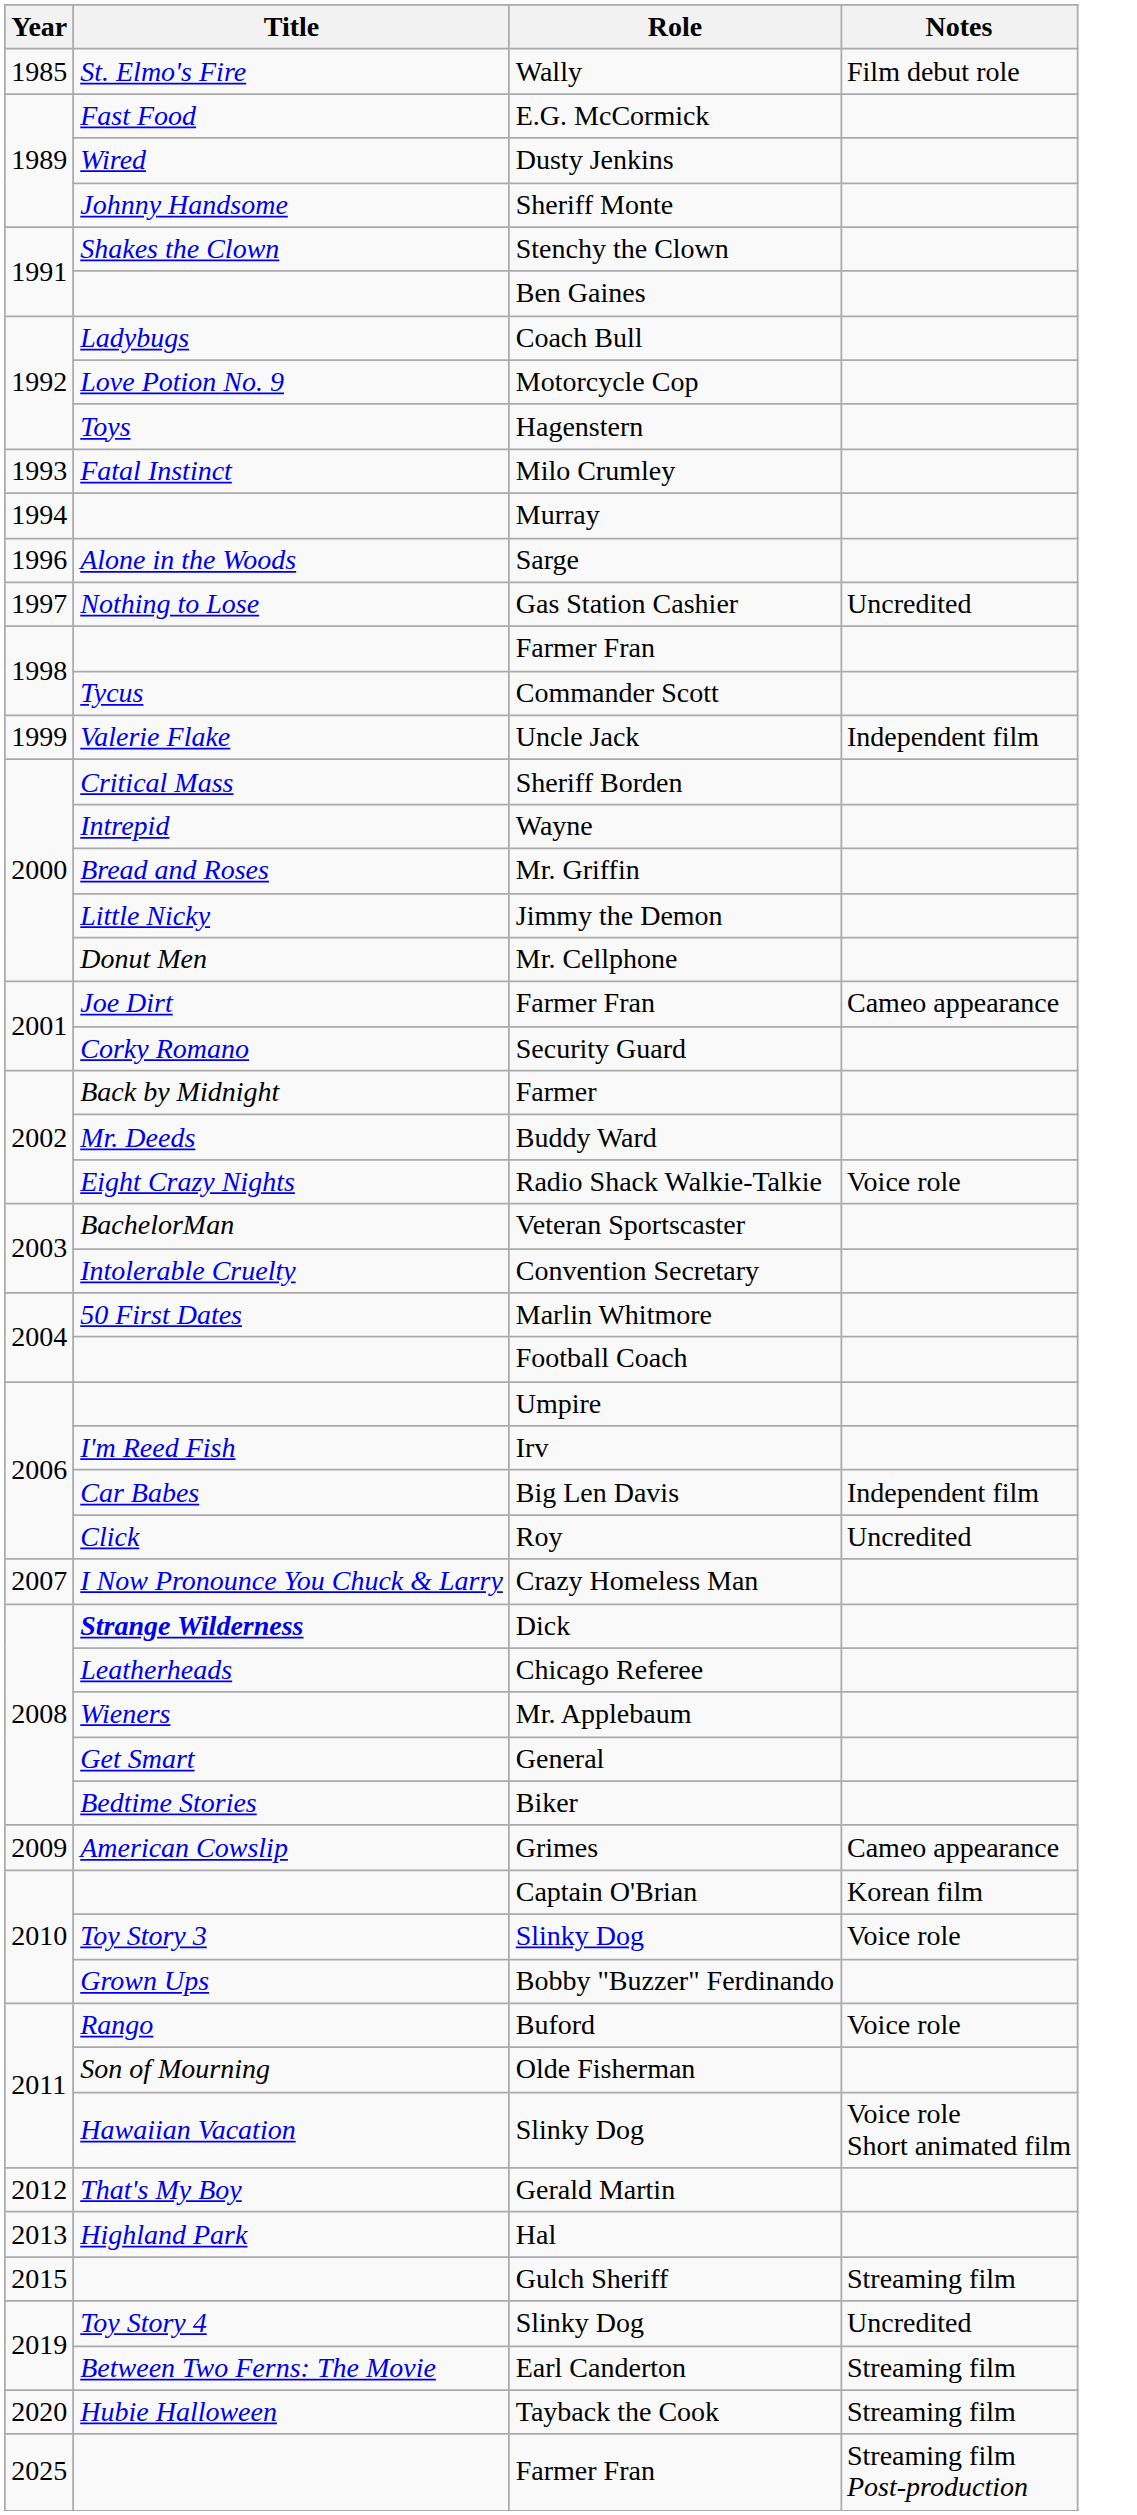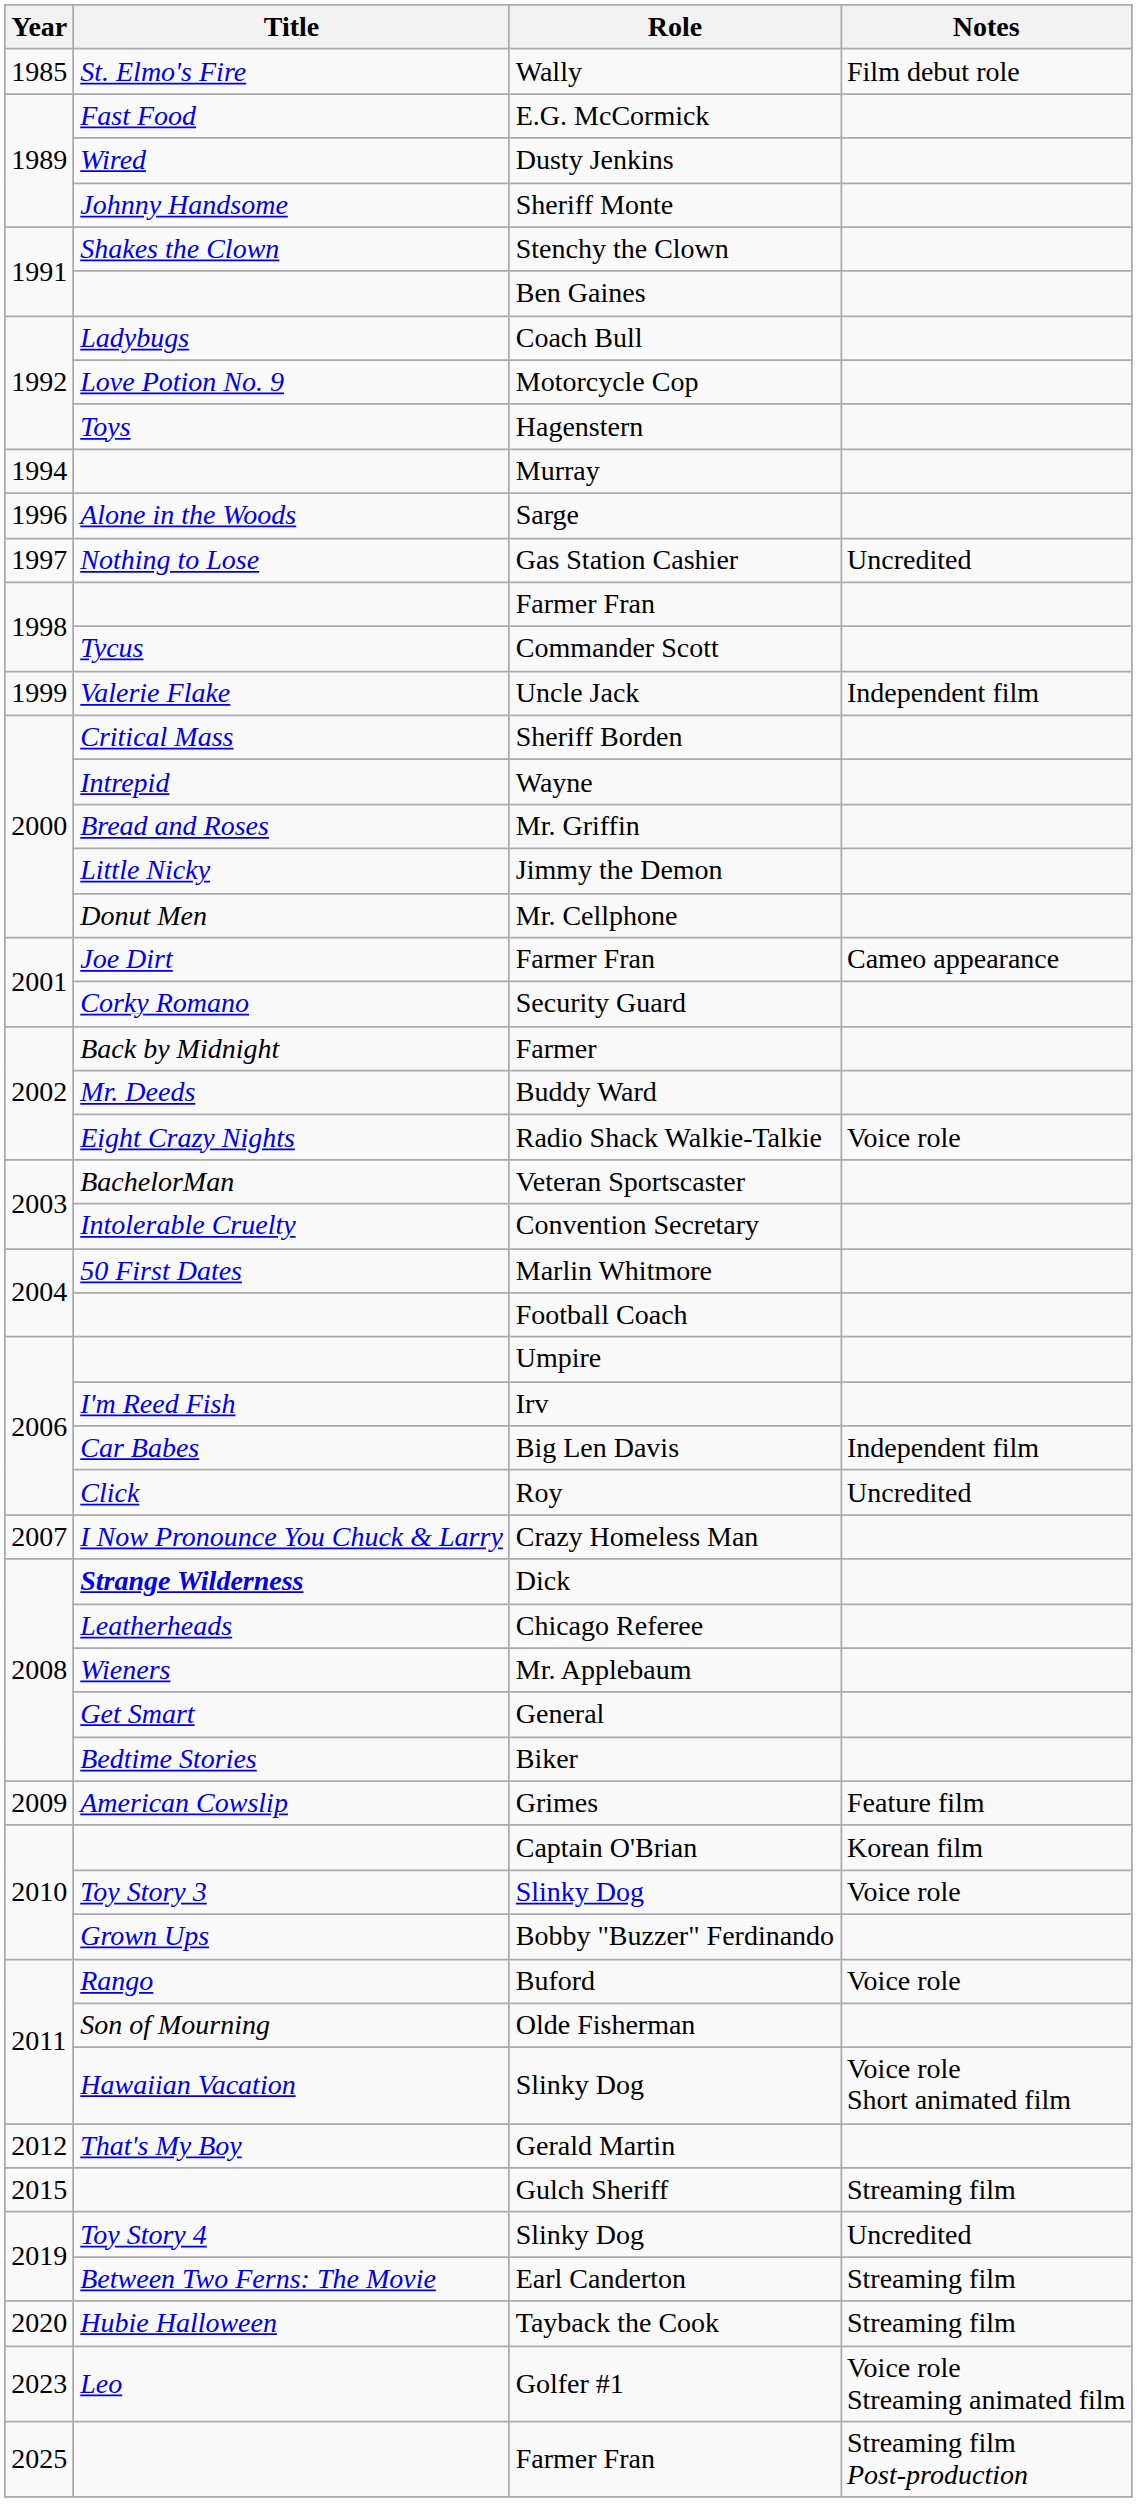- row: (39, 470)
(953, 1847) Cameo appearance -> (916, 1802) Feature film
- row: (39, 2234)
+ row: (39, 2383)
